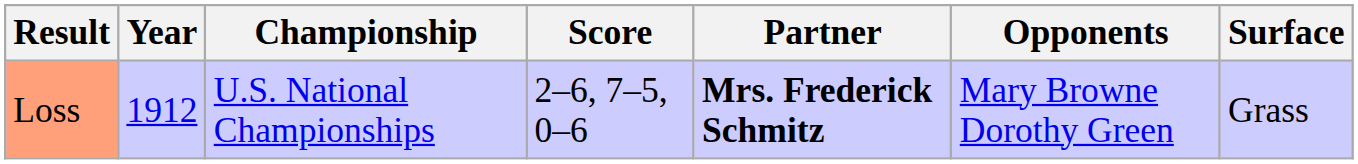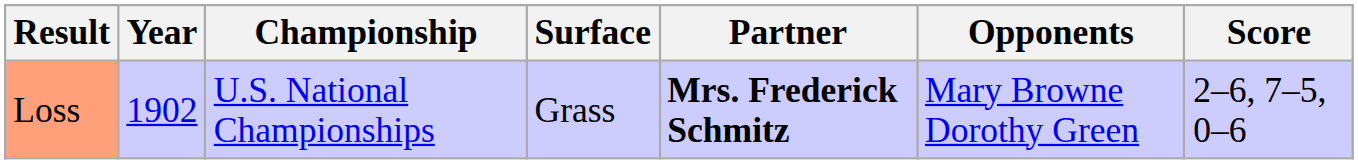columns swapped: (1286, 32) <-> (610, 32)
(162, 108) 1912 -> (162, 108) 1902
